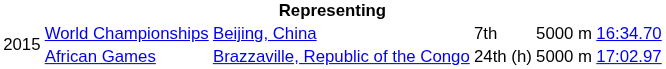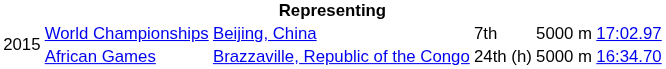(629, 33) 16:34.70 -> (629, 33) 17:02.97
(629, 56) 17:02.97 -> (629, 56) 16:34.70
